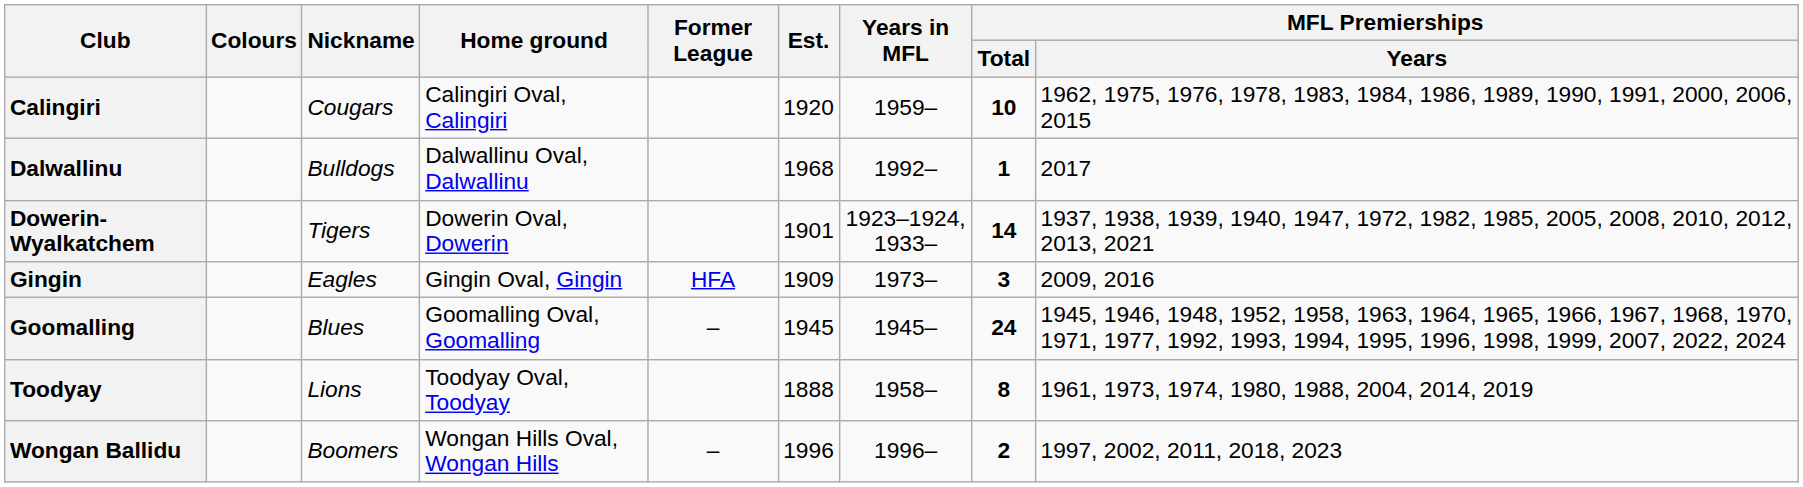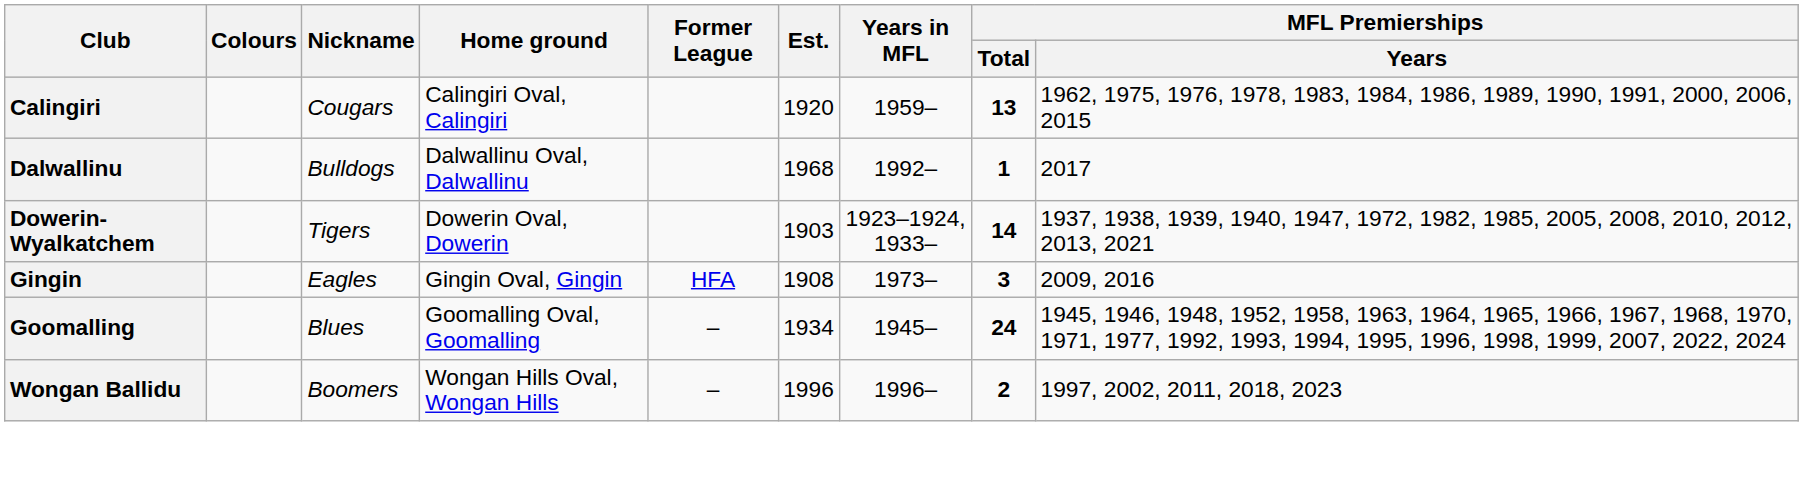(1004, 107) 10 -> (1004, 107) 13
(808, 230) 1901 -> (808, 230) 1903
(808, 279) 1909 -> (808, 279) 1908
(808, 328) 1945 -> (808, 328) 1934
- row: (56, 389)
